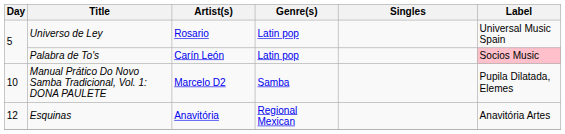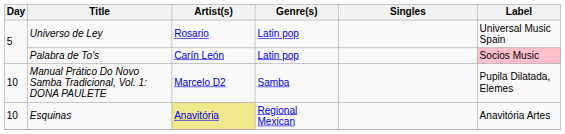(12, 116) 12 -> (12, 116) 10
(197, 116) no background -> (197, 116) khaki background
